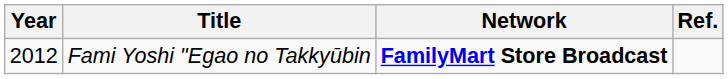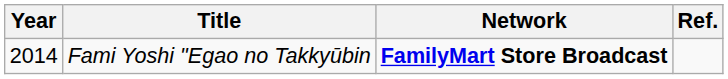(34, 55) 2012 -> (34, 55) 2014
